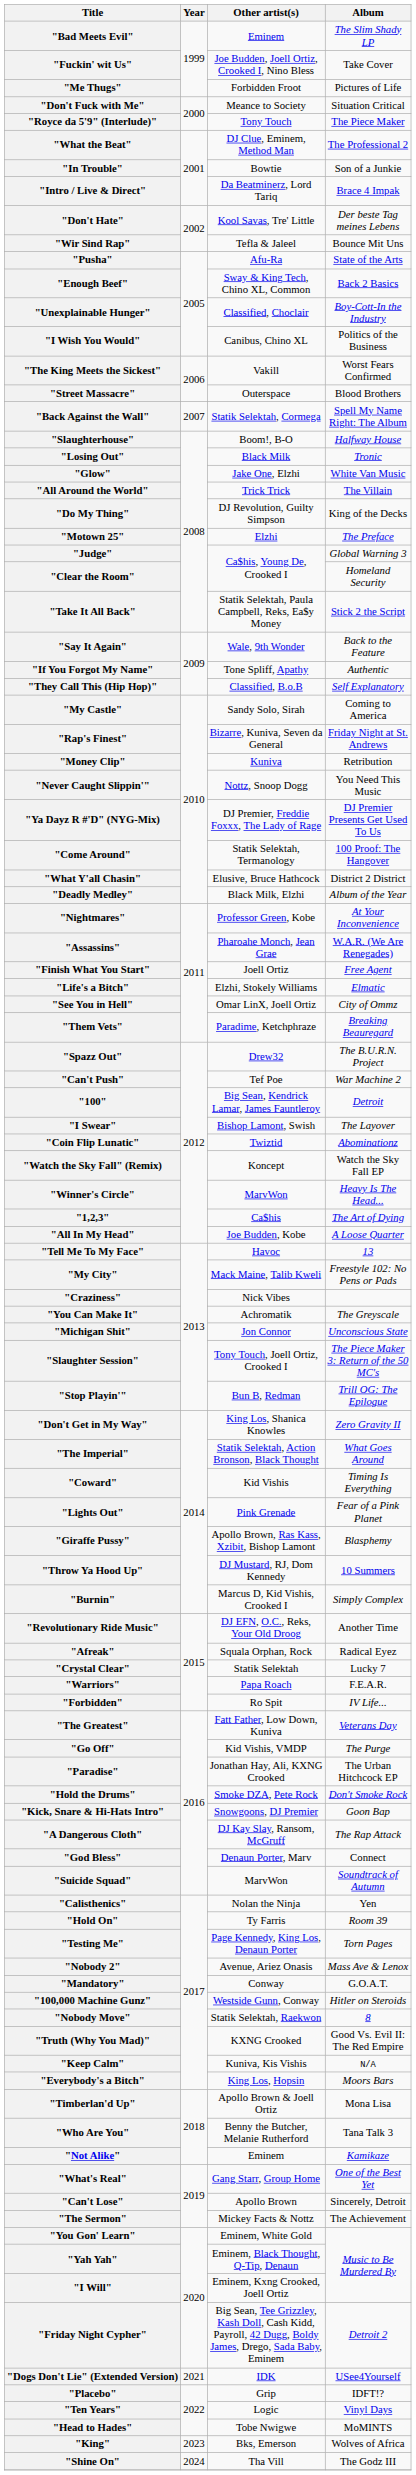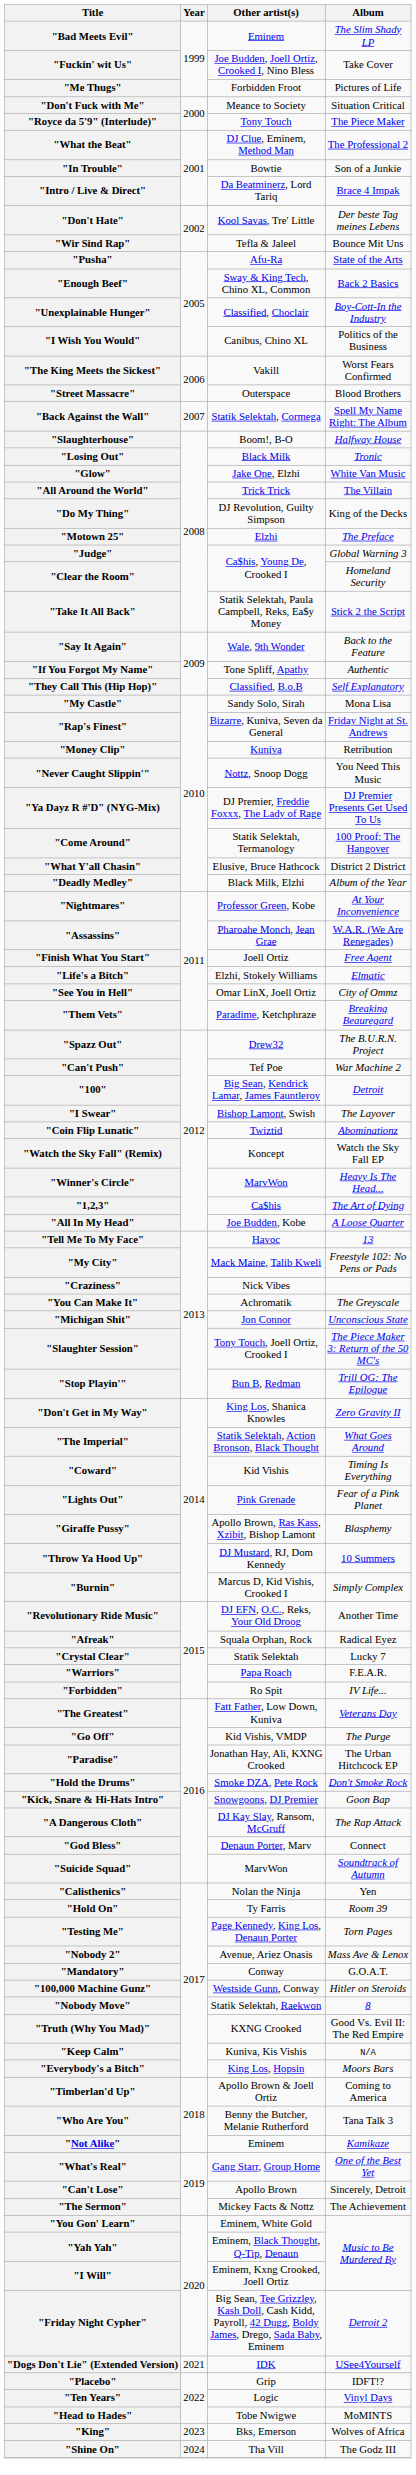(368, 709) Coming to America -> (368, 703) Mona Lisa
(368, 2103) Mona Lisa -> (368, 2091) Coming to America
